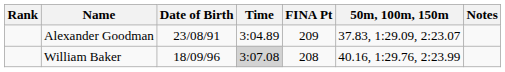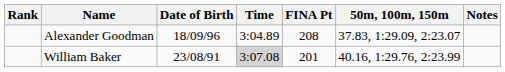(197, 35) 23/08/91 -> (197, 35) 18/09/96
(309, 35) 209 -> (309, 35) 208
(197, 56) 18/09/96 -> (197, 56) 23/08/91
(309, 56) 208 -> (309, 56) 201
